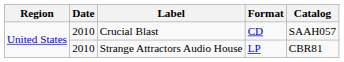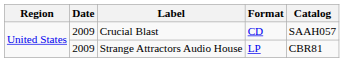(83, 31) 2010 -> (83, 31) 2009
(83, 48) 2010 -> (83, 48) 2009
